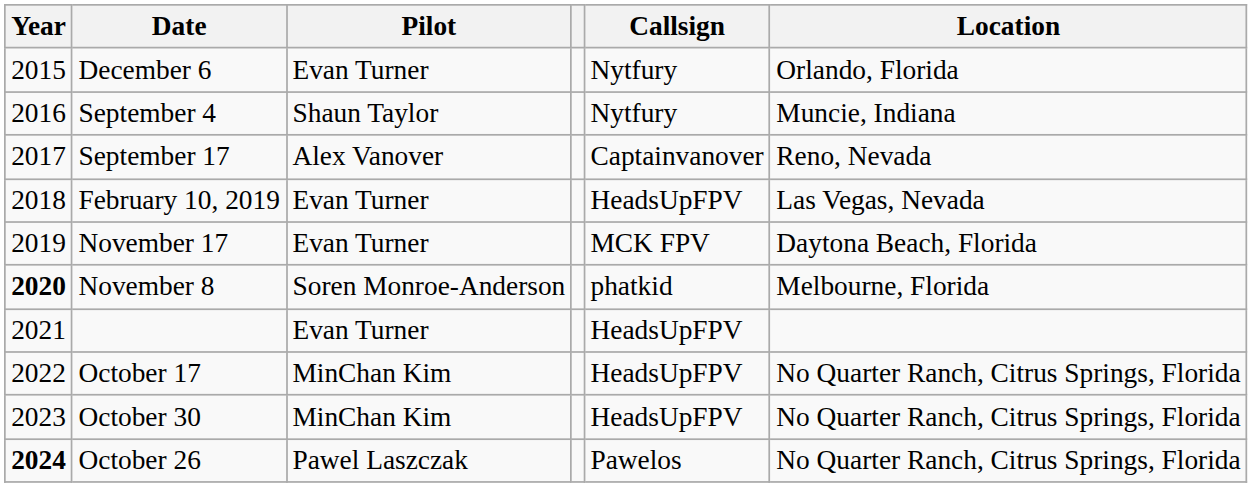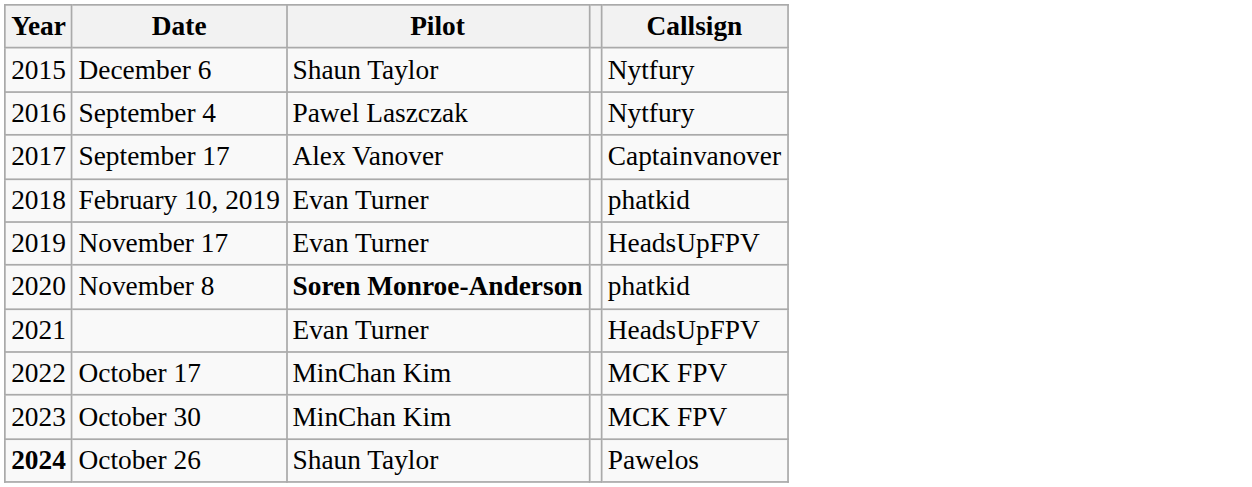- column: (1008, 26)
(361, 69) Evan Turner -> (365, 69) Shaun Taylor
(365, 112) Shaun Taylor -> (380, 112) Pawel Laszczak
(667, 199) HeadsUpFPV -> (649, 199) phatkid
(650, 243) MCK FPV -> (684, 243) HeadsUpFPV
(39, 286) bold -> (39, 286) normal
(429, 286) normal -> (438, 286) bold
(667, 373) HeadsUpFPV -> (667, 373) MCK FPV
(667, 416) HeadsUpFPV -> (667, 416) MCK FPV
(380, 460) Pawel Laszczak -> (365, 460) Shaun Taylor
